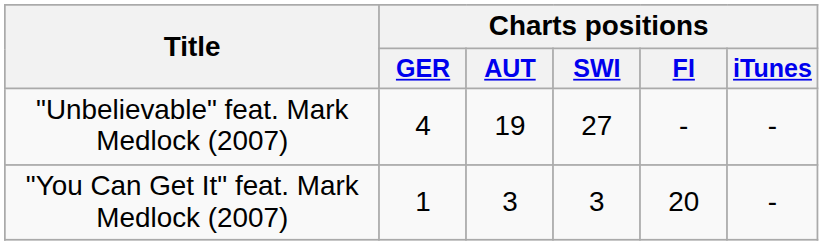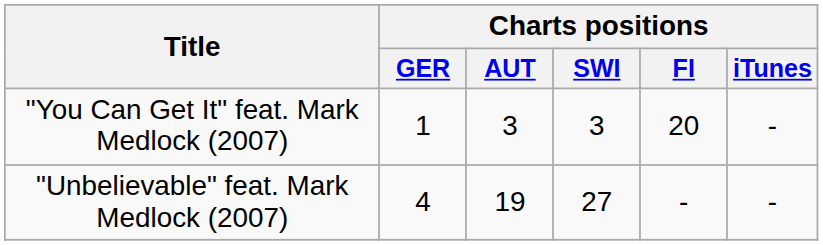rows swapped: (192, 201) <-> (192, 125)
